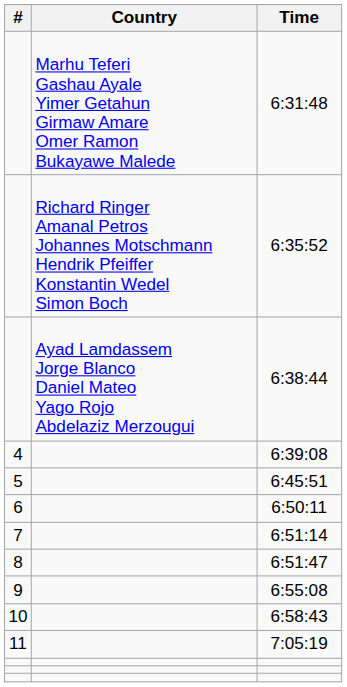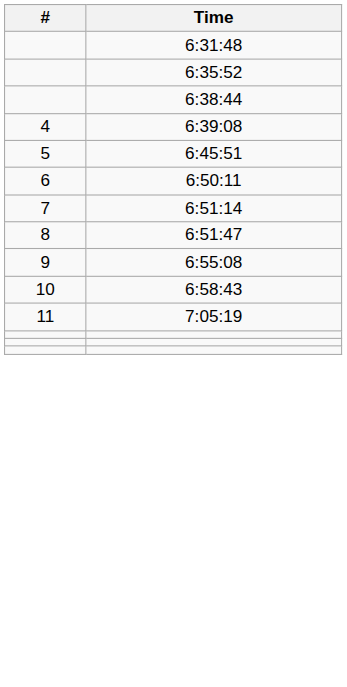- column: (144, 18)
